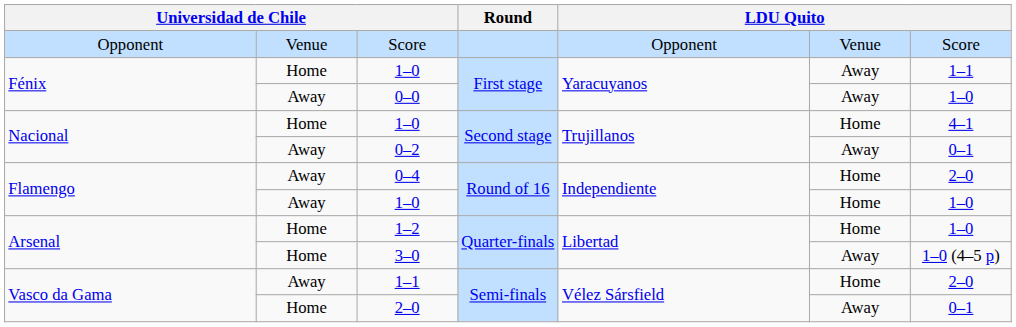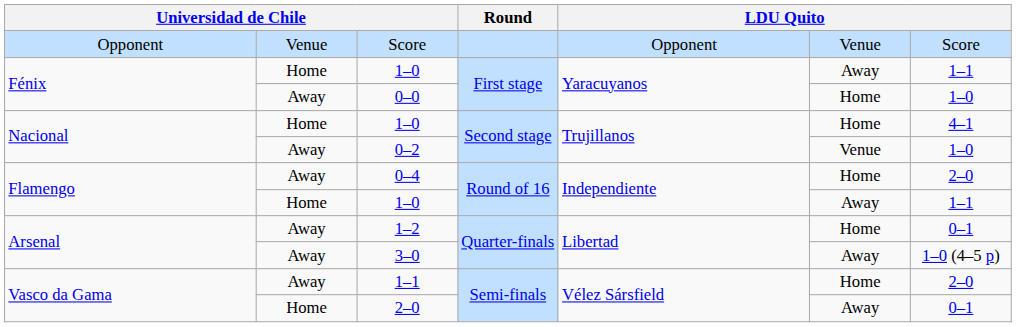(860, 96) Away -> (860, 96) Home
(860, 149) Away -> (860, 149) Venue
(961, 149) 0–1 -> (961, 149) 1–0
(307, 202) Away -> (307, 202) Home
(860, 202) Home -> (860, 202) Away
(961, 202) 1–0 -> (961, 202) 1–1
(307, 228) Home -> (307, 228) Away
(961, 228) 1–0 -> (961, 228) 0–1
(307, 255) Home -> (307, 255) Away
